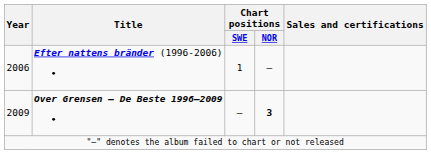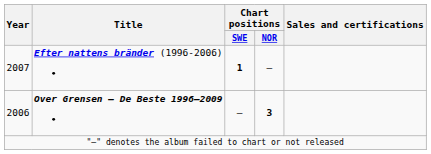(18, 68) 2006 -> (18, 68) 2007
(240, 68) normal -> (240, 68) bold
(18, 113) 2009 -> (18, 113) 2006
